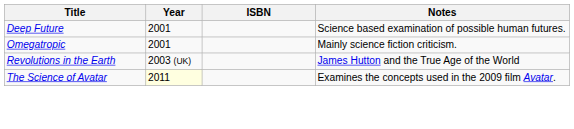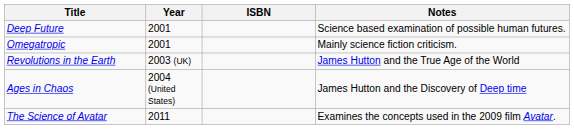+ row: (40, 89)
(159, 77) lightyellow background -> (159, 116) no background
